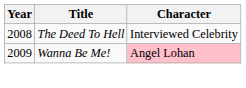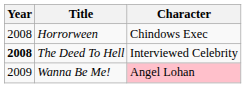+ row: (68, 33)
(20, 33) normal -> (20, 53) bold
